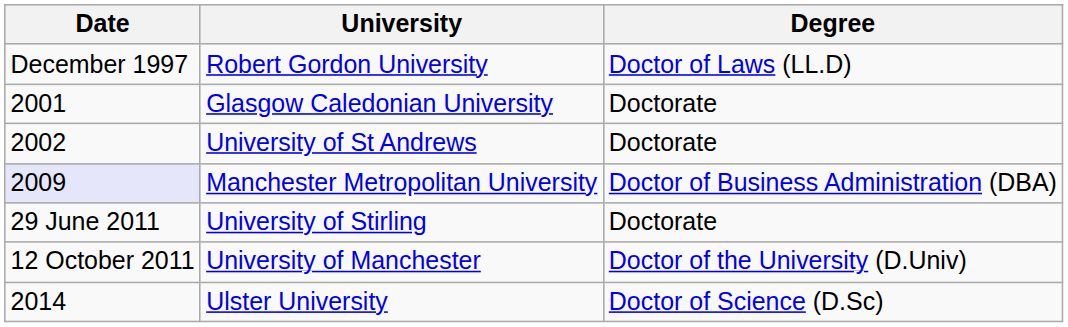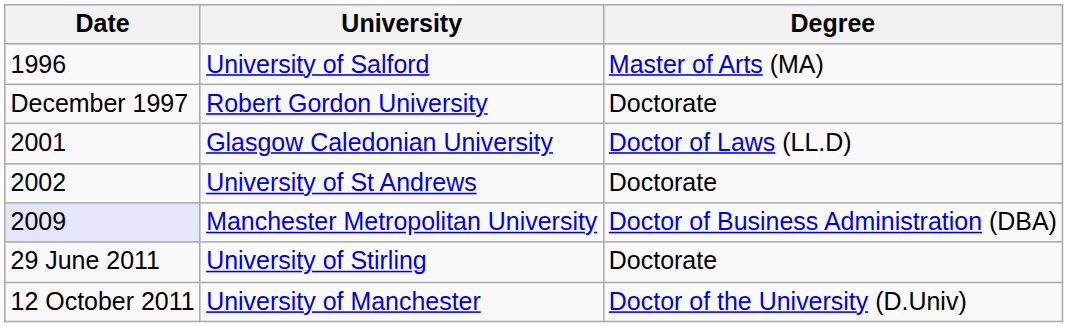+ row: (318, 63)
(730, 63) Doctor of Laws (LL.D) -> (663, 103) Doctorate
(663, 103) Doctorate -> (730, 143) Doctor of Laws (LL.D)
- row: (297, 301)
